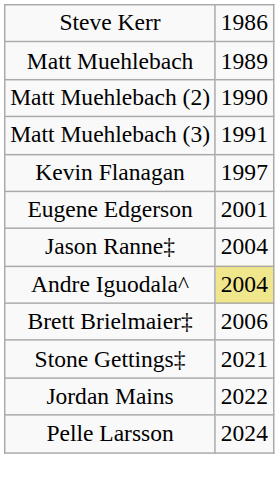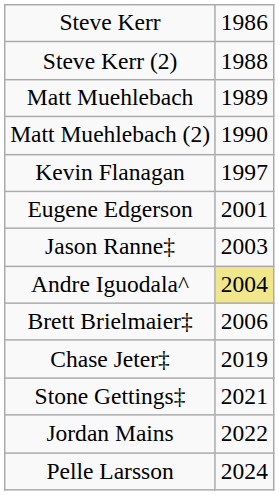+ row: (110, 60)
- row: (110, 135)
(244, 246) 2004 -> (244, 246) 2003
+ row: (110, 358)
